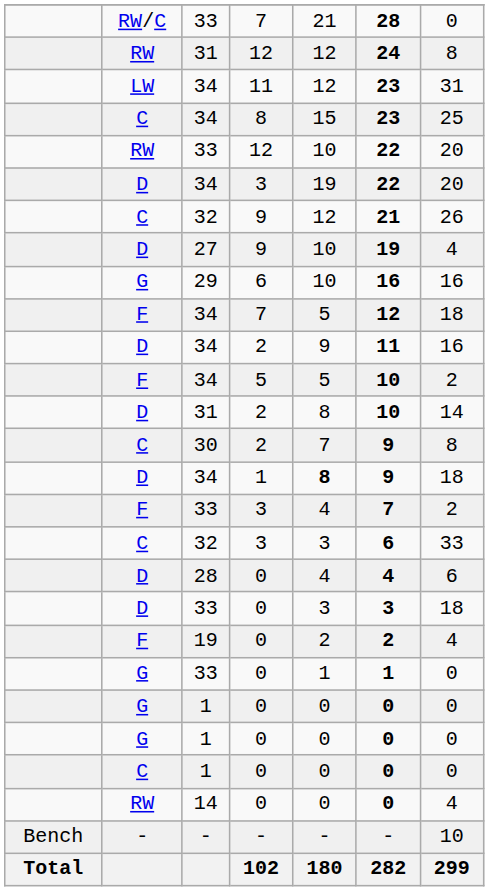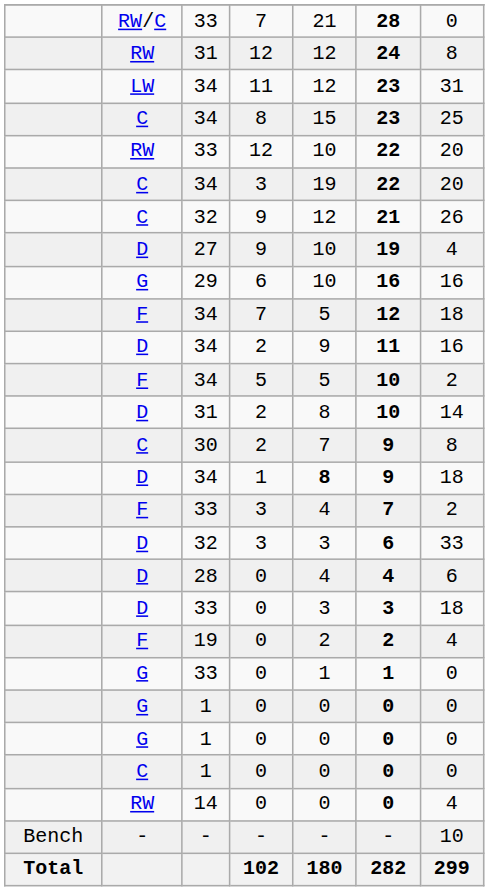(142, 184) D -> (142, 184) C
(142, 543) C -> (142, 543) D
